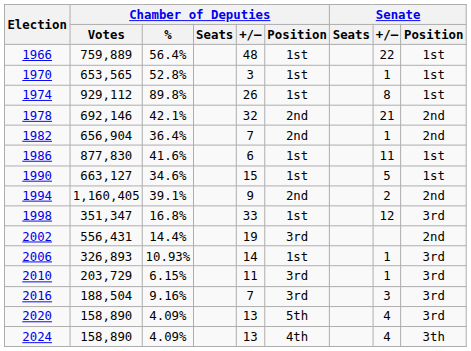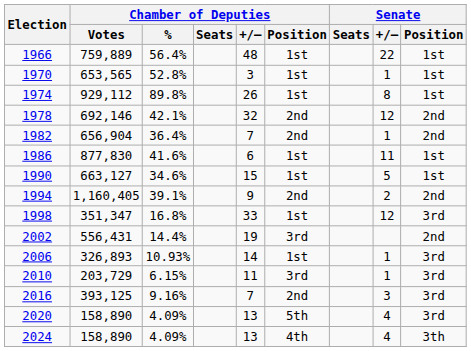(387, 115) 21 -> (387, 115) 12
(106, 296) 188,504 -> (106, 296) 393,125
(297, 296) 3rd -> (297, 296) 2nd
